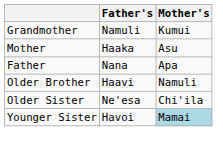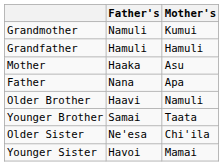+ row: (42, 48)
+ row: (55, 117)
(174, 117) lightblue background -> (181, 152) no background
